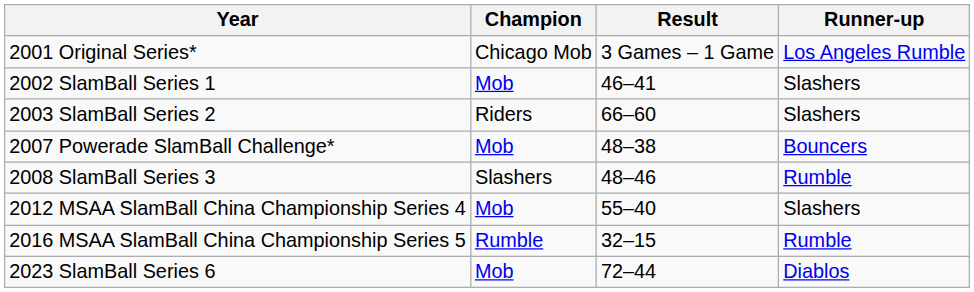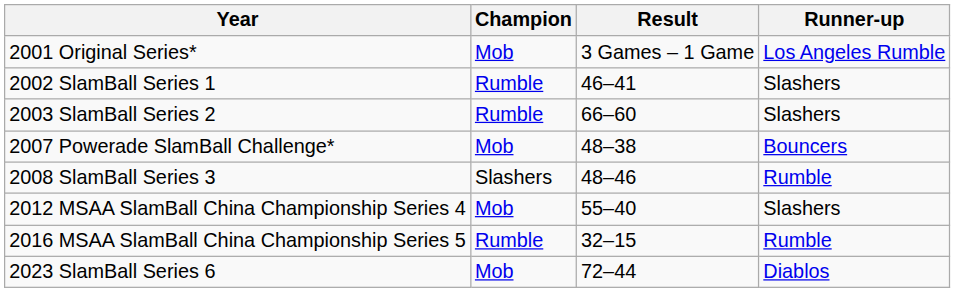(533, 51) Chicago Mob -> (494, 51) Mob
(494, 83) Mob -> (509, 83) Rumble
(504, 114) Riders -> (509, 114) Rumble
